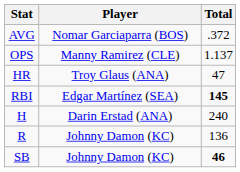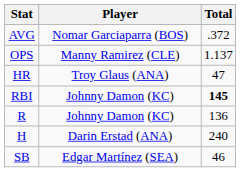(120, 95) Edgar Martínez (SEA) -> (120, 95) Johnny Damon (KC)
rows swapped: (22, 136) <-> (22, 116)
(120, 156) Johnny Damon (KC) -> (120, 156) Edgar Martínez (SEA)
(218, 156) bold -> (218, 156) normal
